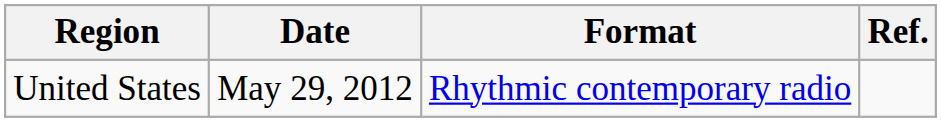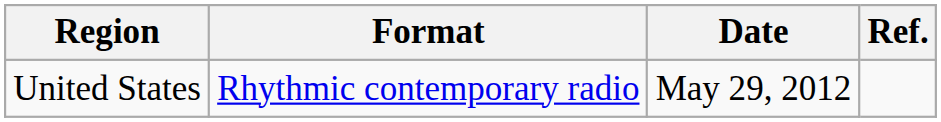columns swapped: (315, 32) <-> (640, 32)
